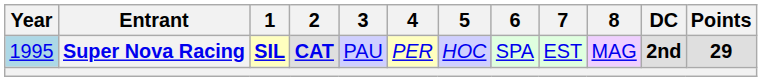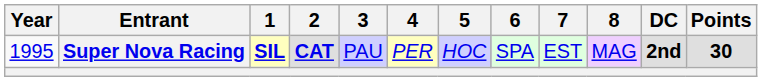(32, 51) lightblue background -> (32, 51) no background
(721, 51) 29 -> (721, 51) 30
